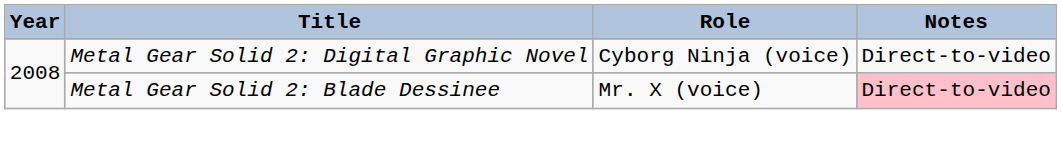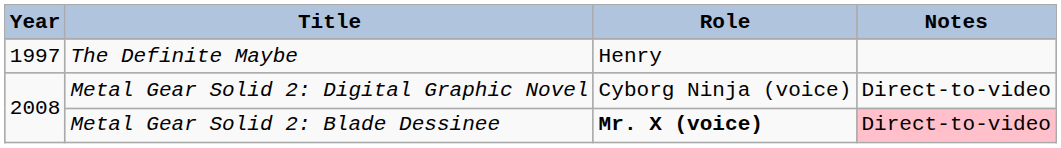+ row: (184, 56)
(681, 91) normal -> (681, 125) bold
